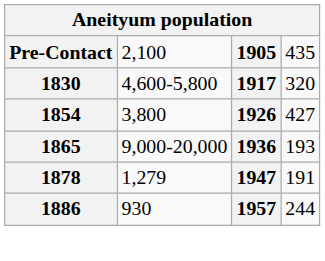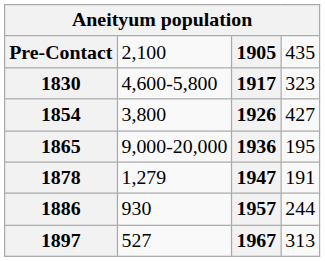(300, 83) 320 -> (300, 83) 323
(300, 146) 193 -> (300, 146) 195
+ row: (61, 240)
